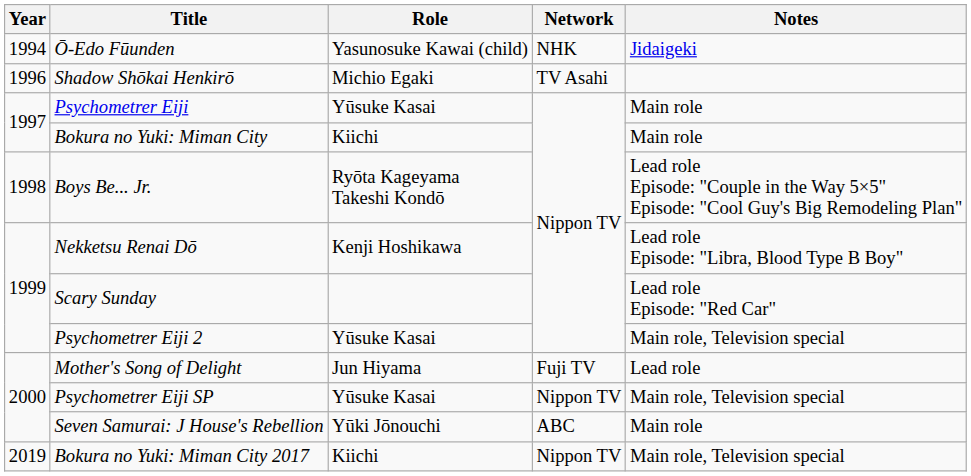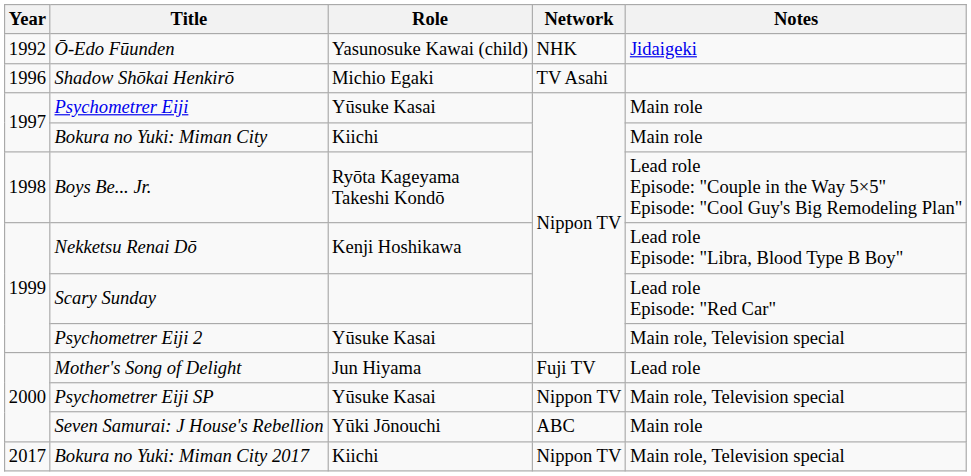(27, 48) 1994 -> (27, 48) 1992
(27, 455) 2019 -> (27, 455) 2017
